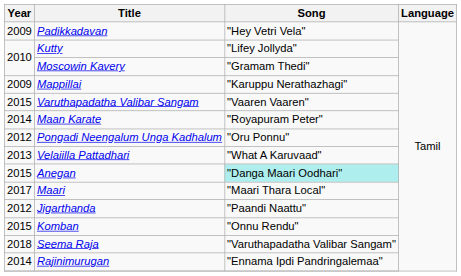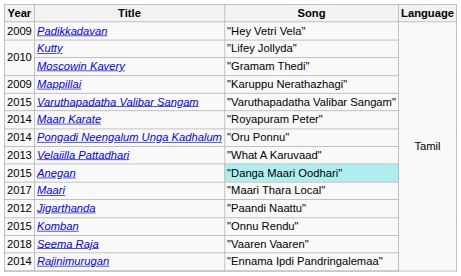(268, 102) "Vaaren Vaaren" -> (312, 102) "Varuthapadatha Valibar Sangam"
(19, 137) 2012 -> (19, 137) 2014
(312, 244) "Varuthapadatha Valibar Sangam" -> (268, 244) "Vaaren Vaaren"
